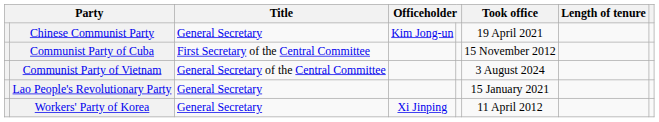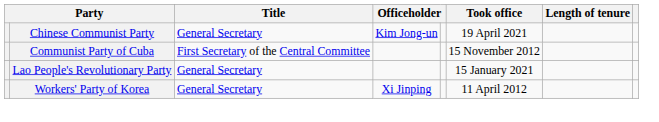- row: (92, 70)
